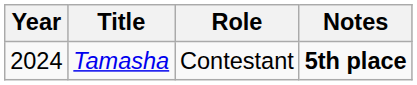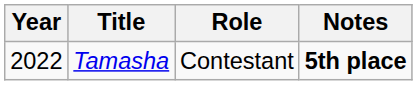(36, 60) 2024 -> (36, 60) 2022
